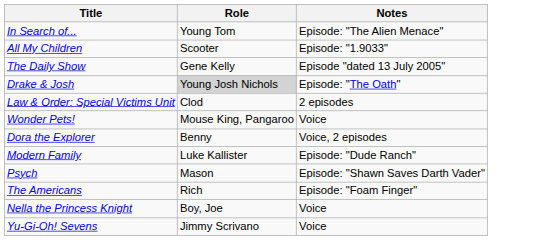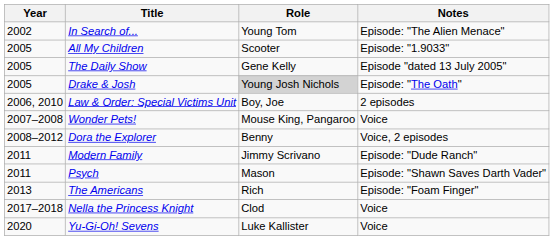+ column: (35, 13)
(191, 102) Clod -> (263, 102) Boy, Joe
(214, 155) Luke Kallister -> (281, 155) Jimmy Scrivano
(201, 208) Boy, Joe -> (253, 208) Clod
(219, 226) Jimmy Scrivano -> (275, 226) Luke Kallister
